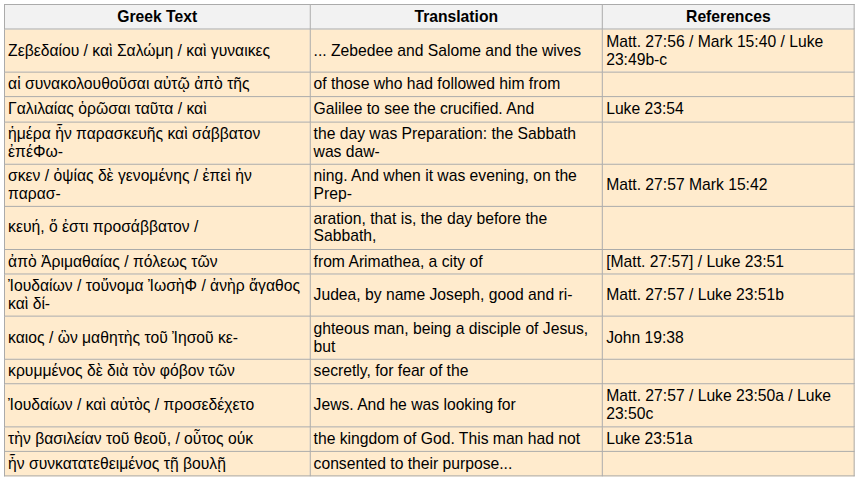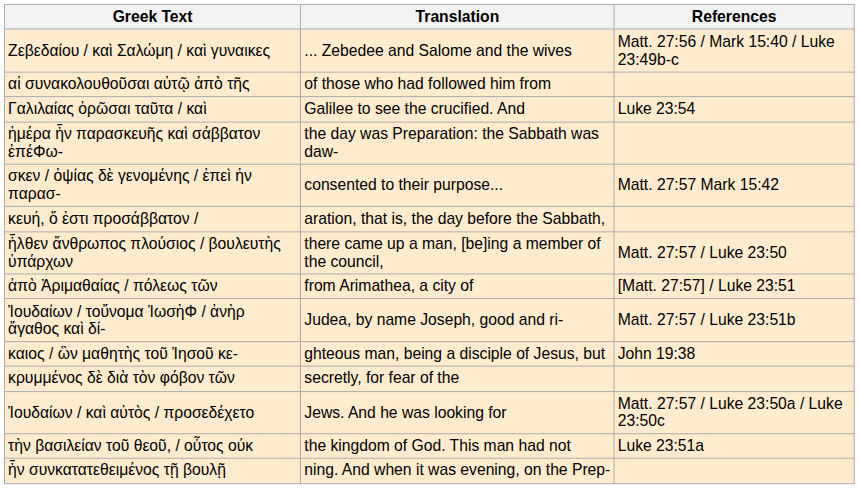(445, 185) ning. And when it was evening, on the Prep- -> (404, 185) consented to their purpose...
+ row: (144, 252)
(413, 463) consented to their purpose... -> (457, 470) ning. And when it was evening, on the Prep-
